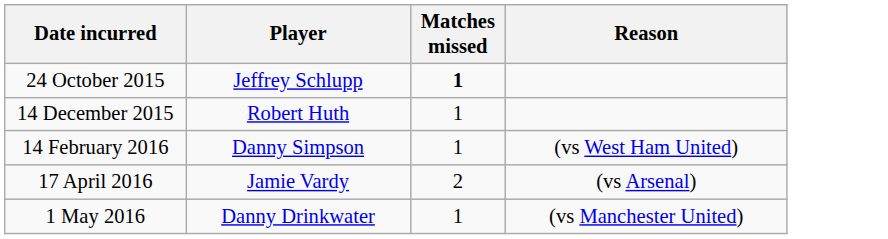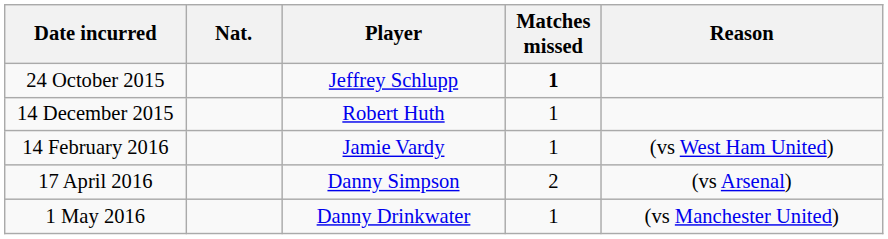+ column: (234, 34)
(298, 148) Danny Simpson -> (393, 148) Jamie Vardy
(298, 182) Jamie Vardy -> (393, 182) Danny Simpson
